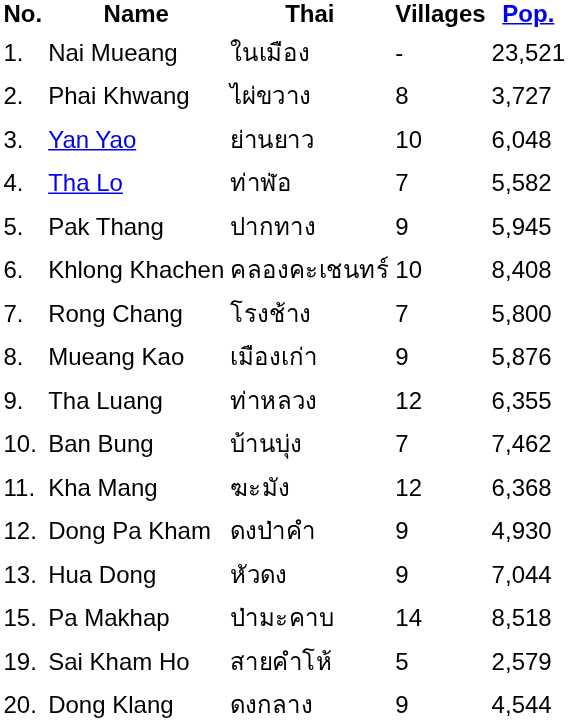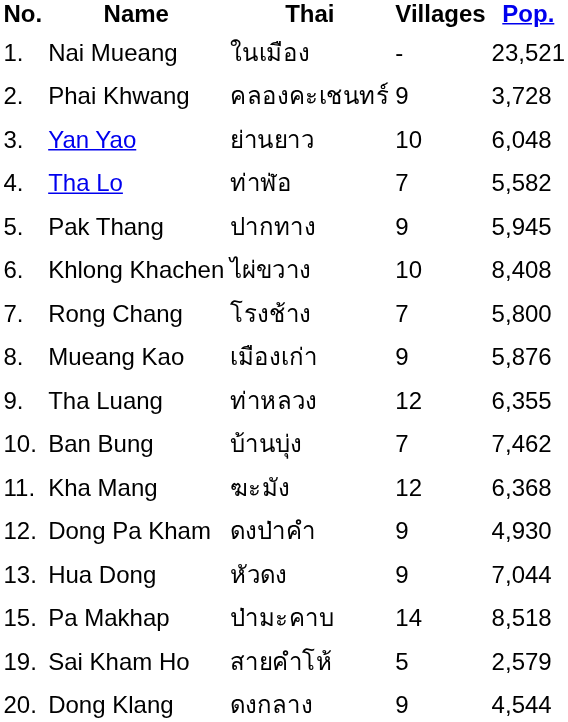(271, 96) ไผ่ขวาง -> (310, 96) คลองคะเชนทร์
(402, 95) 8 -> (402, 95) 9
(522, 95) 3,727 -> (522, 95) 3,728
(310, 270) คลองคะเชนทร์ -> (271, 270) ไผ่ขวาง
